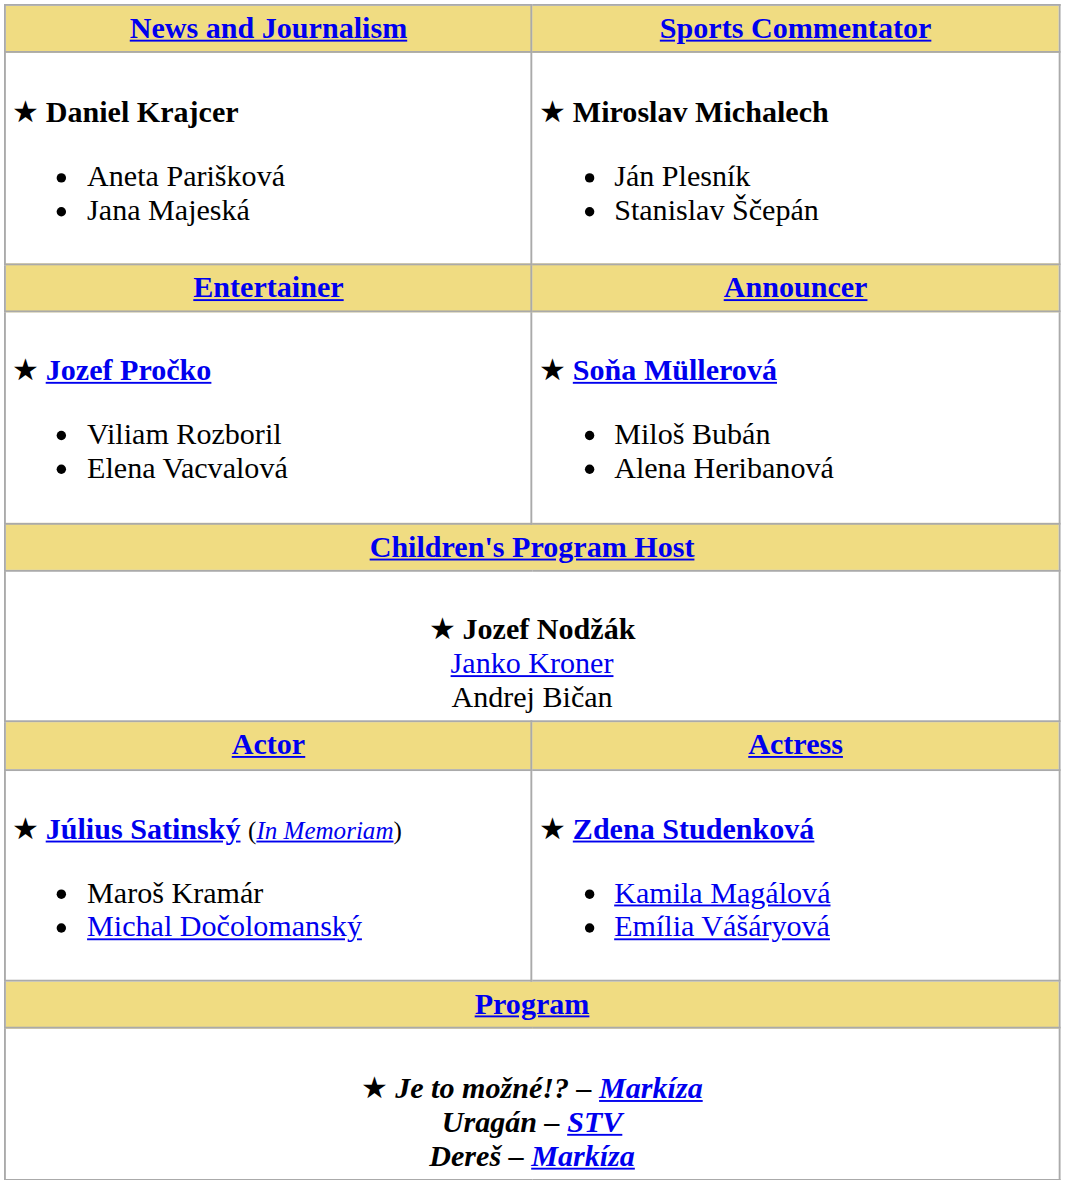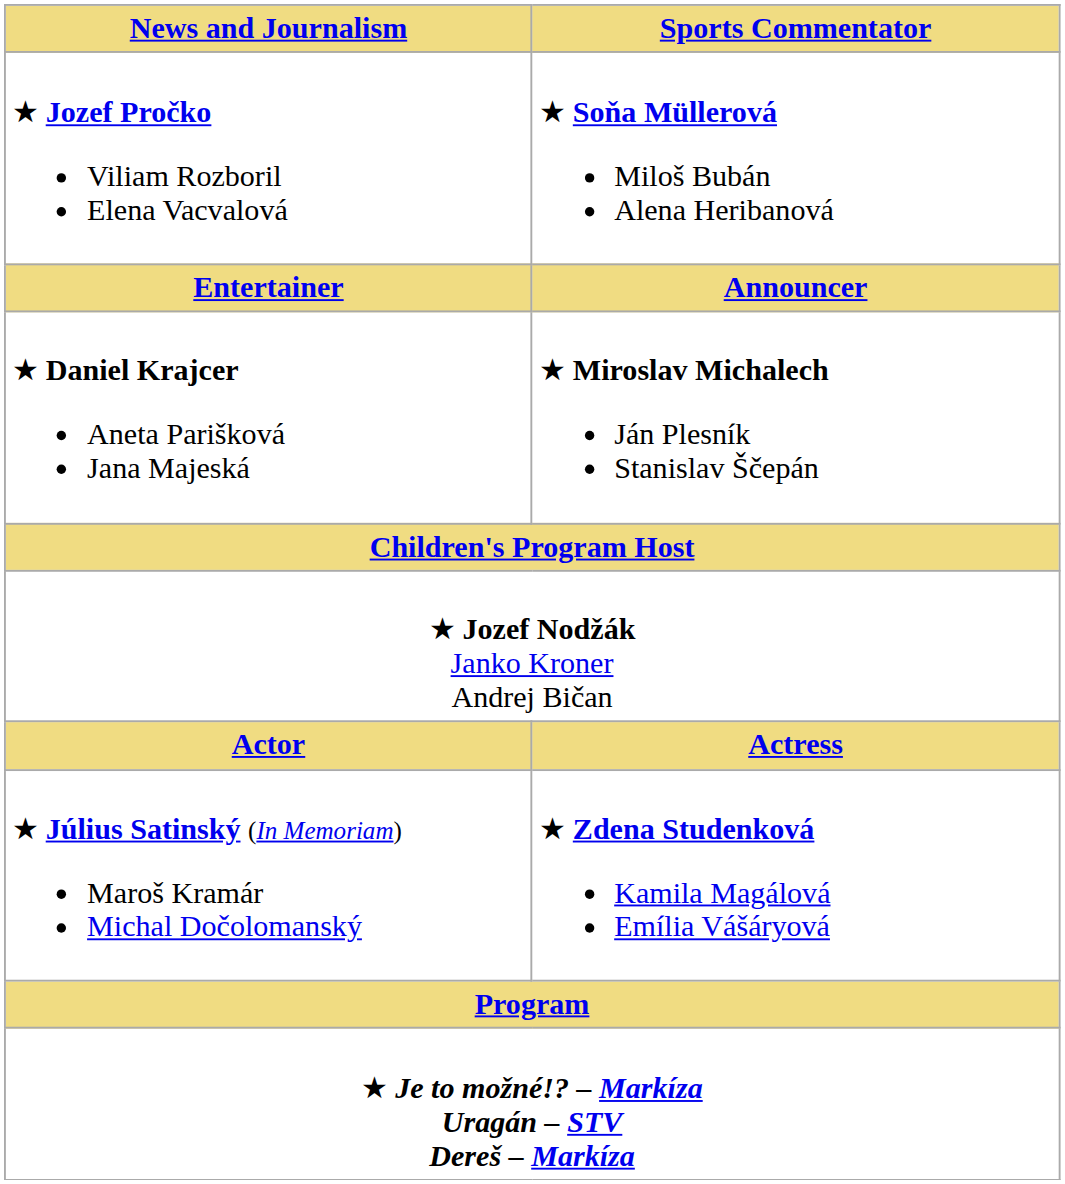rows swapped: (268, 161) <-> (268, 420)
